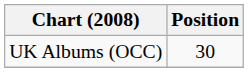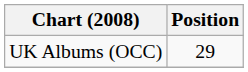(205, 51) 30 -> (205, 51) 29
